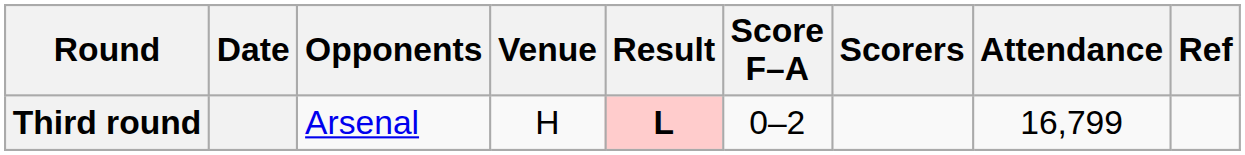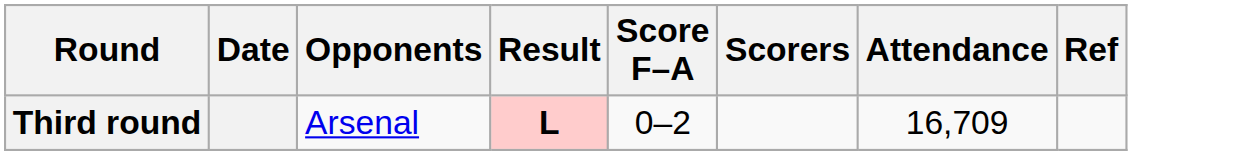- column: (547, 50)
(1072, 122) 16,799 -> (957, 122) 16,709
